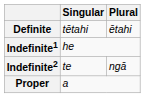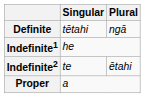(120, 29) ētahi -> (118, 29) ngā
(118, 66) ngā -> (120, 66) ētahi
